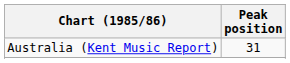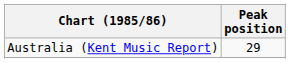(253, 48) 31 -> (253, 48) 29
